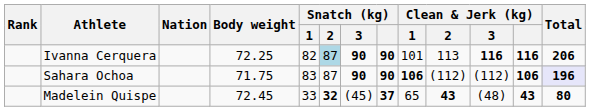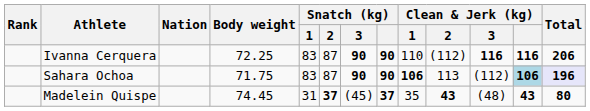(309, 55) 82 -> (309, 55) 83
(330, 55) lightblue background -> (330, 55) no background
(412, 55) 101 -> (412, 55) 110
(448, 55) 113 -> (448, 55) (112)
(448, 76) (112) -> (448, 76) 113
(527, 76) no background -> (527, 76) lightblue background
(254, 96) 72.45 -> (254, 96) 74.45
(309, 96) 33 -> (309, 96) 31
(330, 96) 32 -> (330, 96) 37
(412, 96) 65 -> (412, 96) 35
